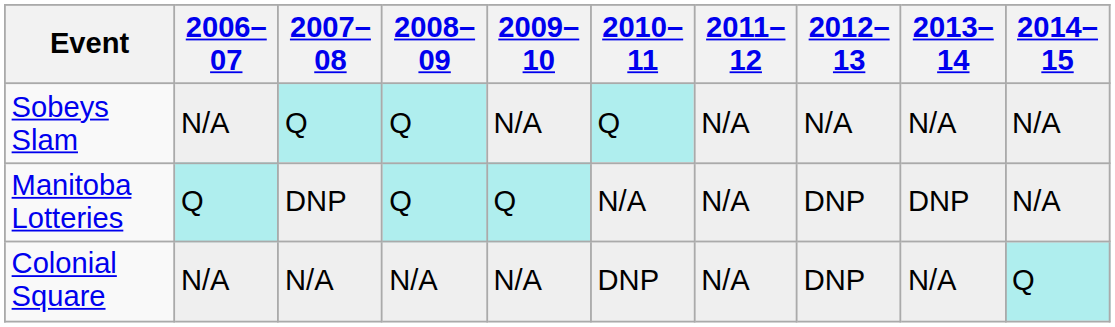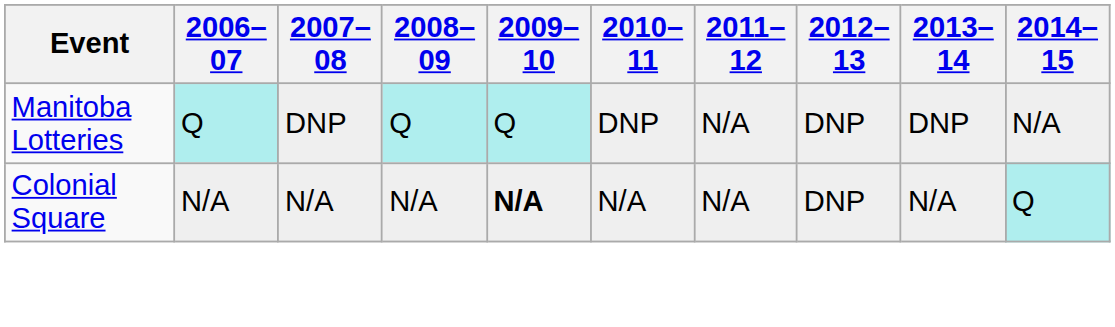- row: (60, 122)
(622, 201) N/A -> (628, 122) DNP
(518, 280) normal -> (518, 201) bold
(628, 280) DNP -> (622, 201) N/A
